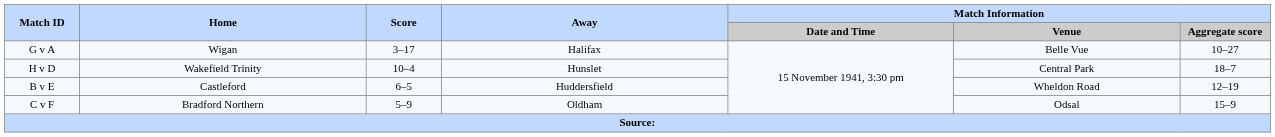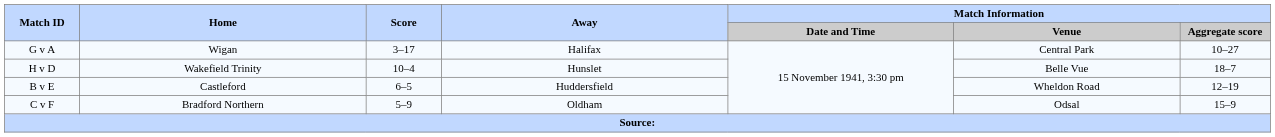(1067, 50) Belle Vue -> (1067, 50) Central Park
(1067, 68) Central Park -> (1067, 68) Belle Vue
